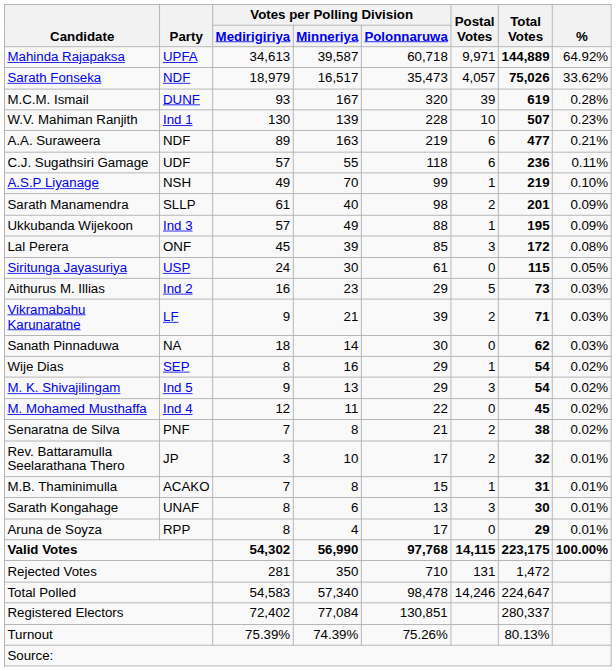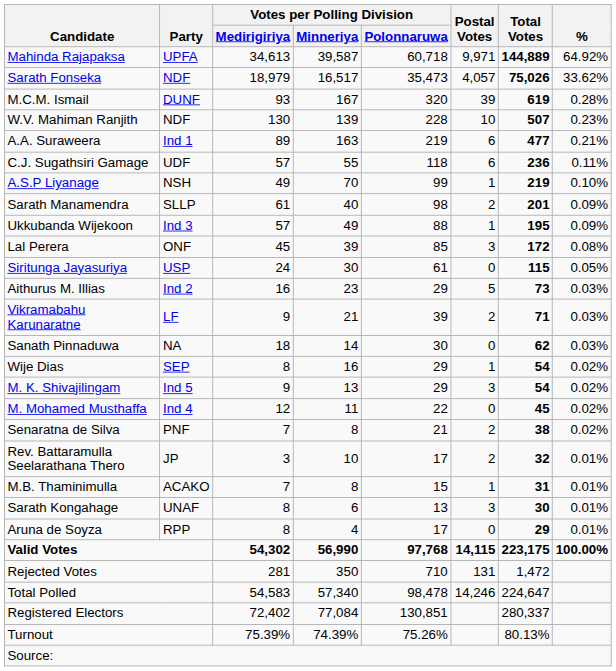(178, 120) Ind 1 -> (177, 120) NDF
(177, 141) NDF -> (178, 141) Ind 1
